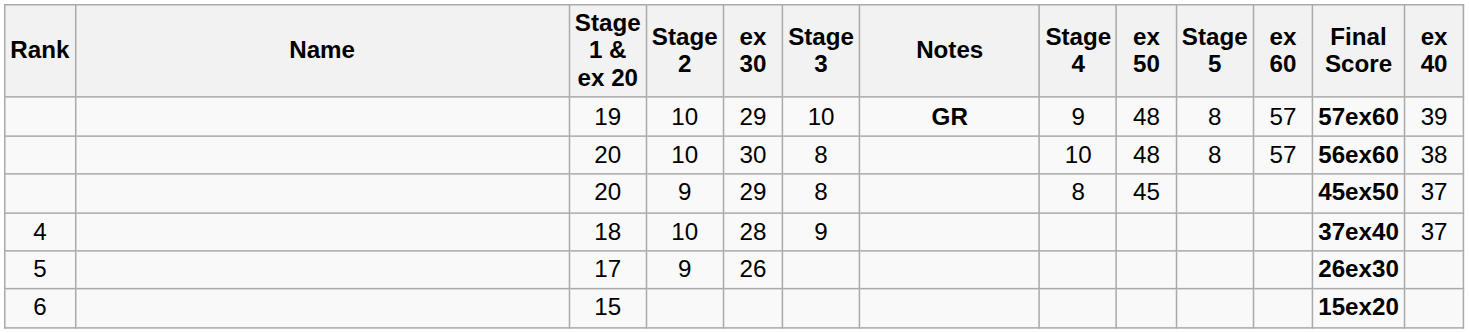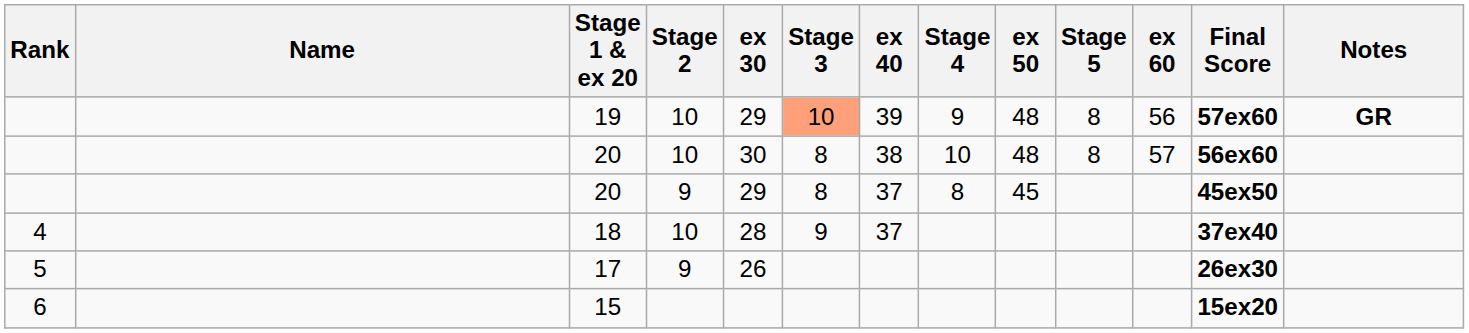columns swapped: (1434, 50) <-> (950, 50)
(821, 116) no background -> (821, 116) lightsalmon background
(1283, 116) 57 -> (1162, 116) 56
